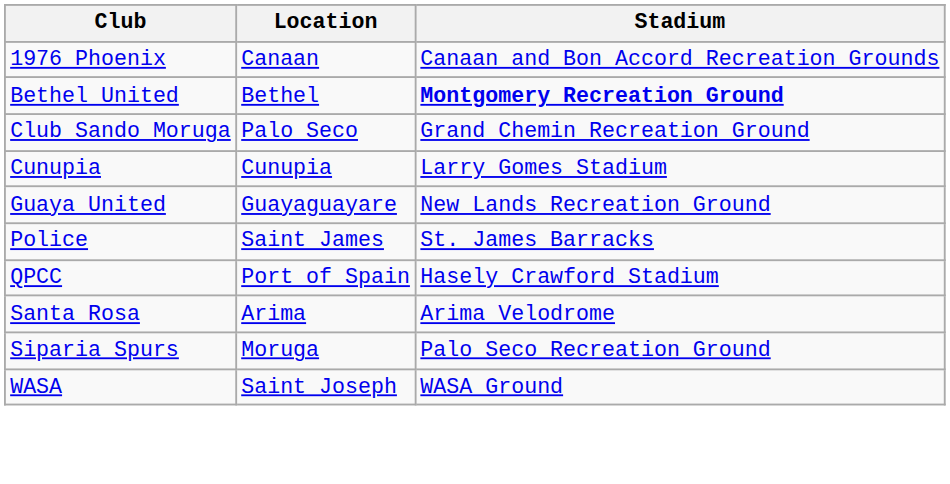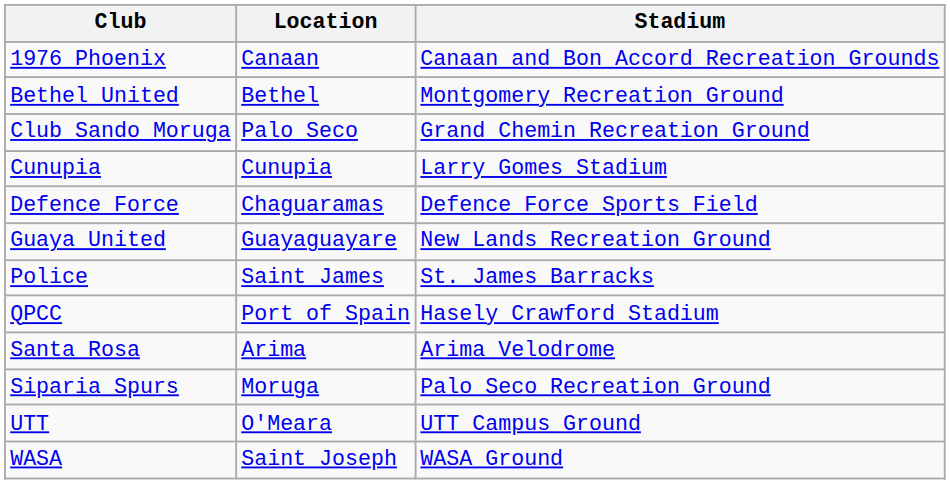(602, 96) bold -> (602, 96) normal
+ row: (95, 205)
+ row: (30, 423)
